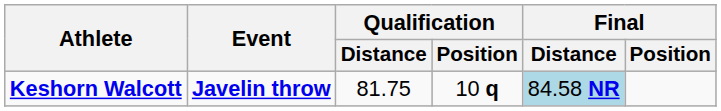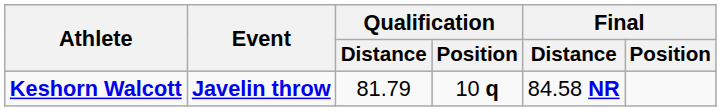(384, 89) 81.75 -> (384, 89) 81.79
(574, 89) lightblue background -> (574, 89) no background
